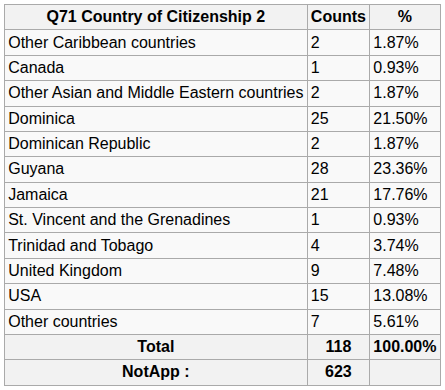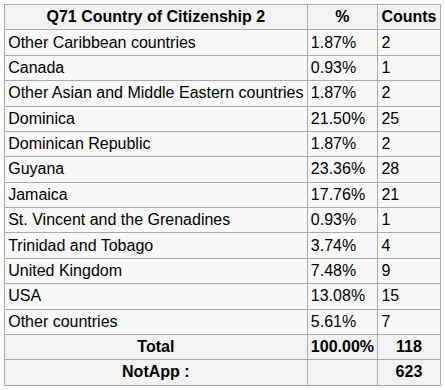columns swapped: (338, 17) <-> (405, 17)
